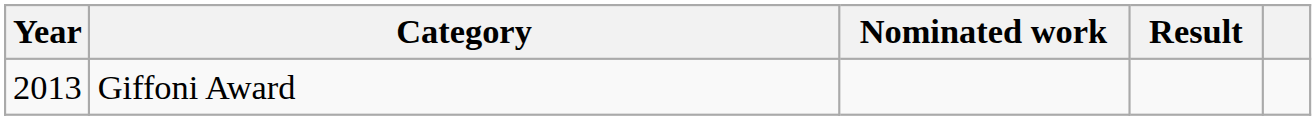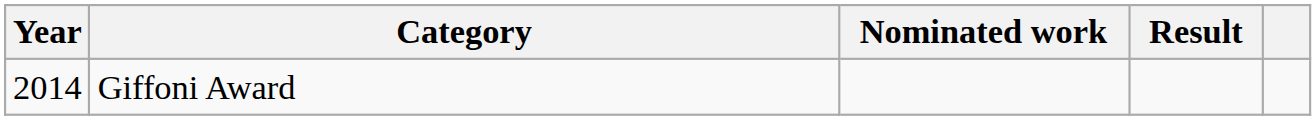(47, 86) 2013 -> (47, 86) 2014
